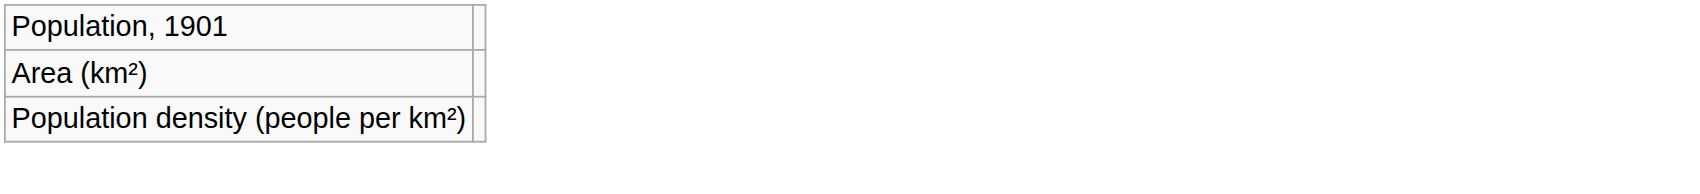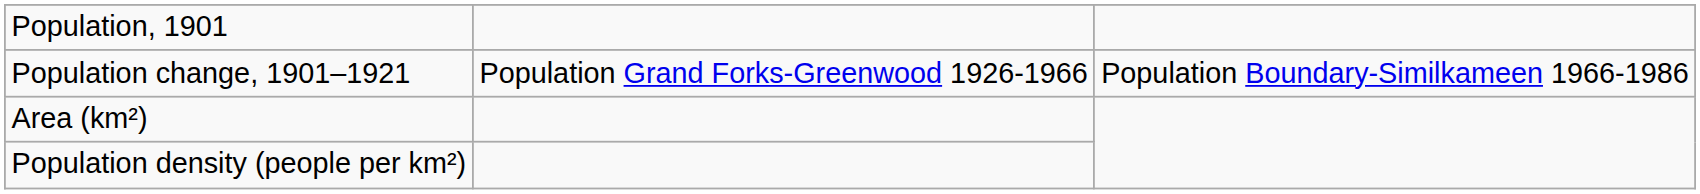+ row: (211, 73)
